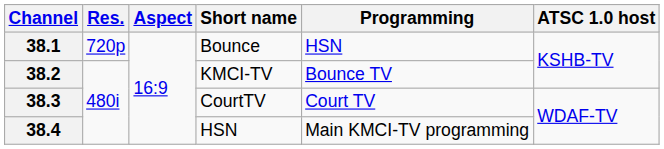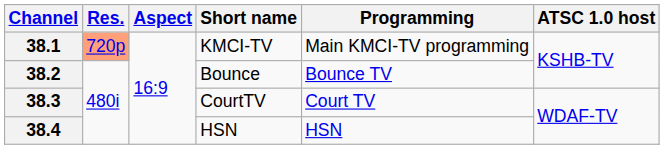(106, 46) no background -> (106, 46) lightsalmon background
(230, 46) Bounce -> (236, 46) KMCI-TV
(324, 46) HSN -> (417, 46) Main KMCI-TV programming
(236, 74) KMCI-TV -> (230, 74) Bounce
(417, 130) Main KMCI-TV programming -> (324, 130) HSN
